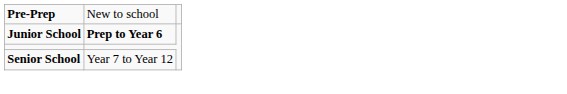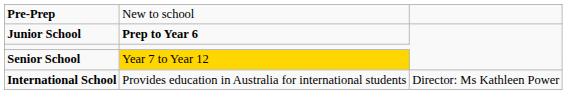(130, 59) no background -> (165, 59) gold background
+ row: (62, 79)
